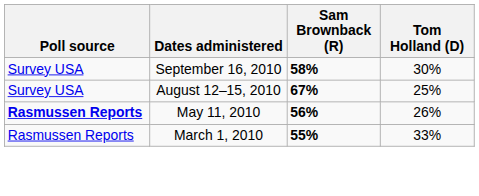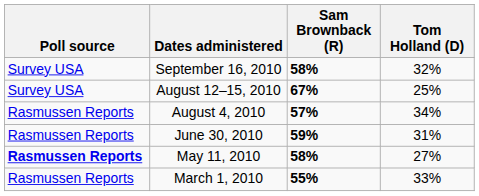(427, 68) 30% -> (427, 68) 32%
+ row: (219, 113)
+ row: (219, 135)
(304, 113) 56% -> (304, 157) 58%
(427, 113) 26% -> (427, 157) 27%
